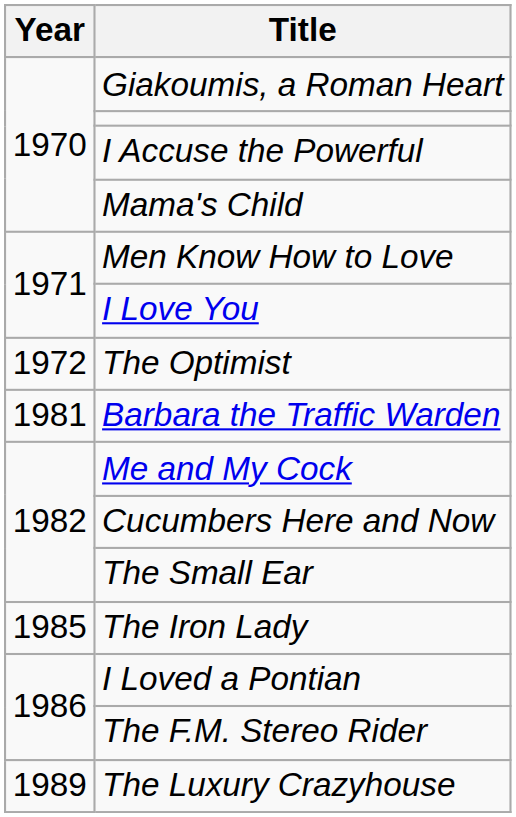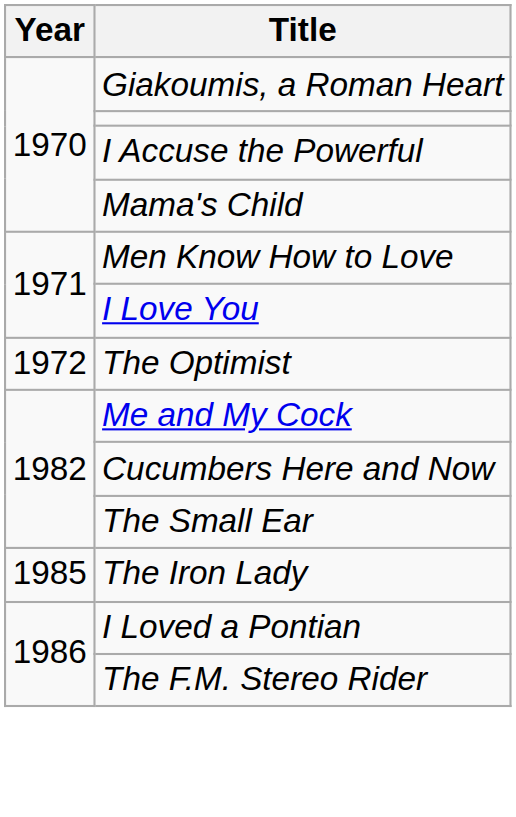- row: (301, 415)
- row: (279, 785)
